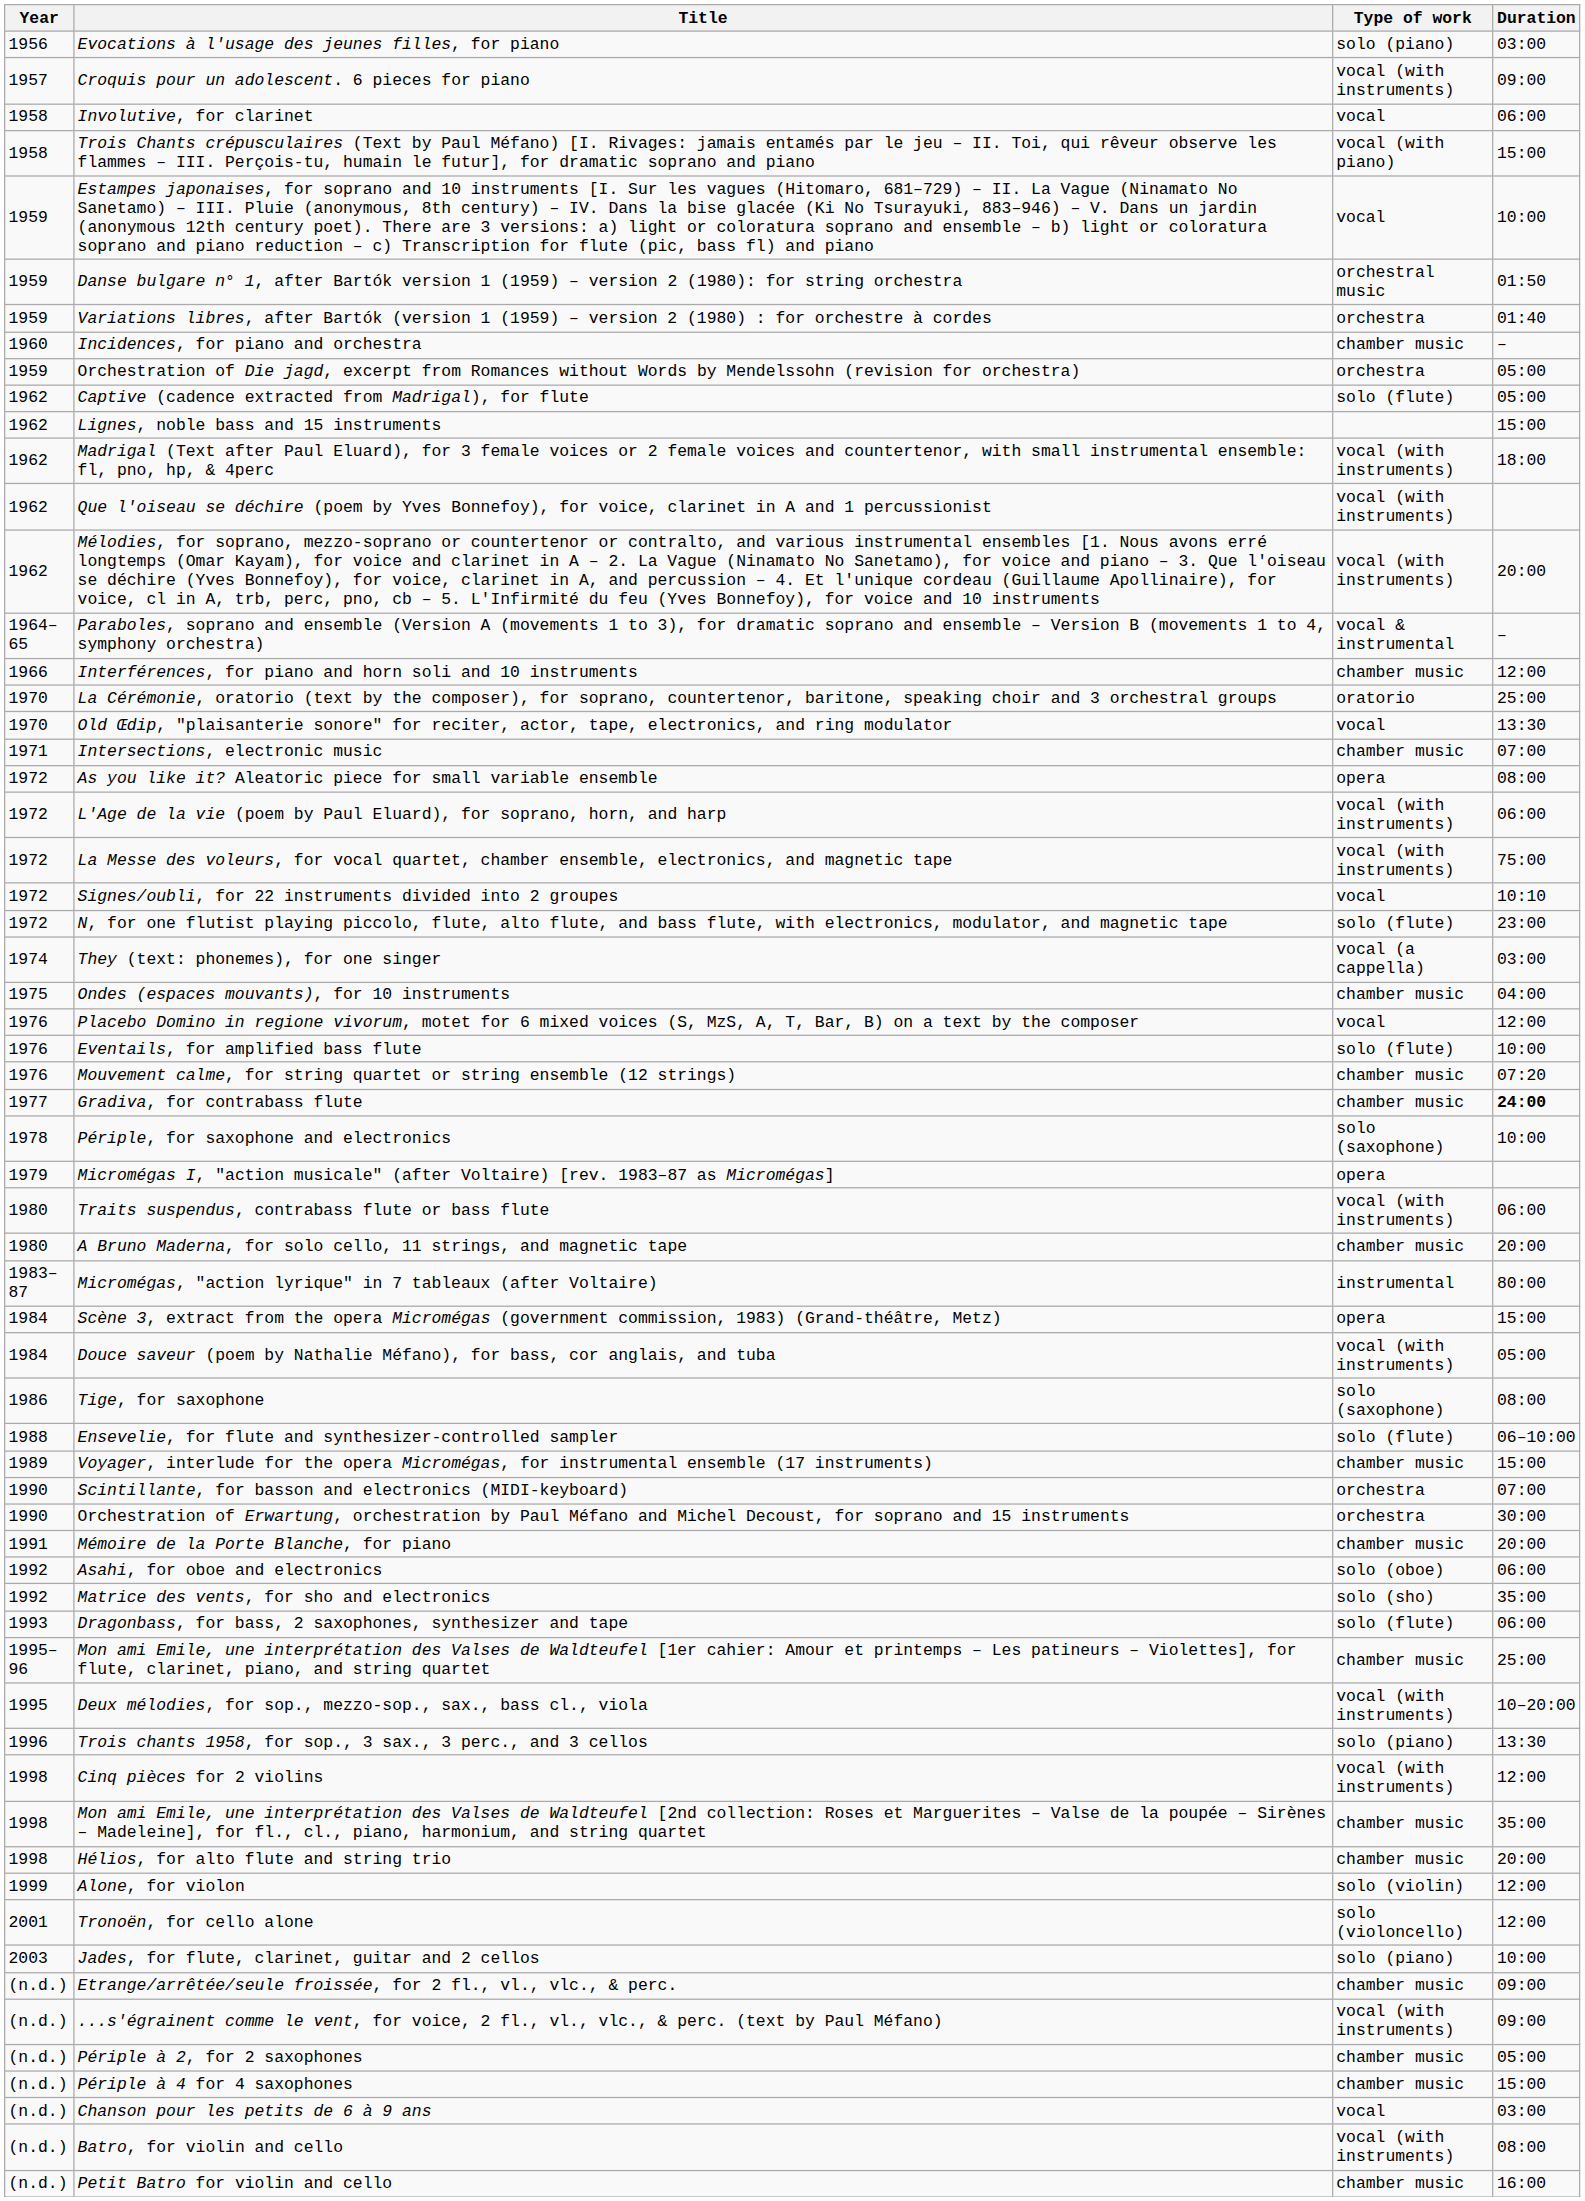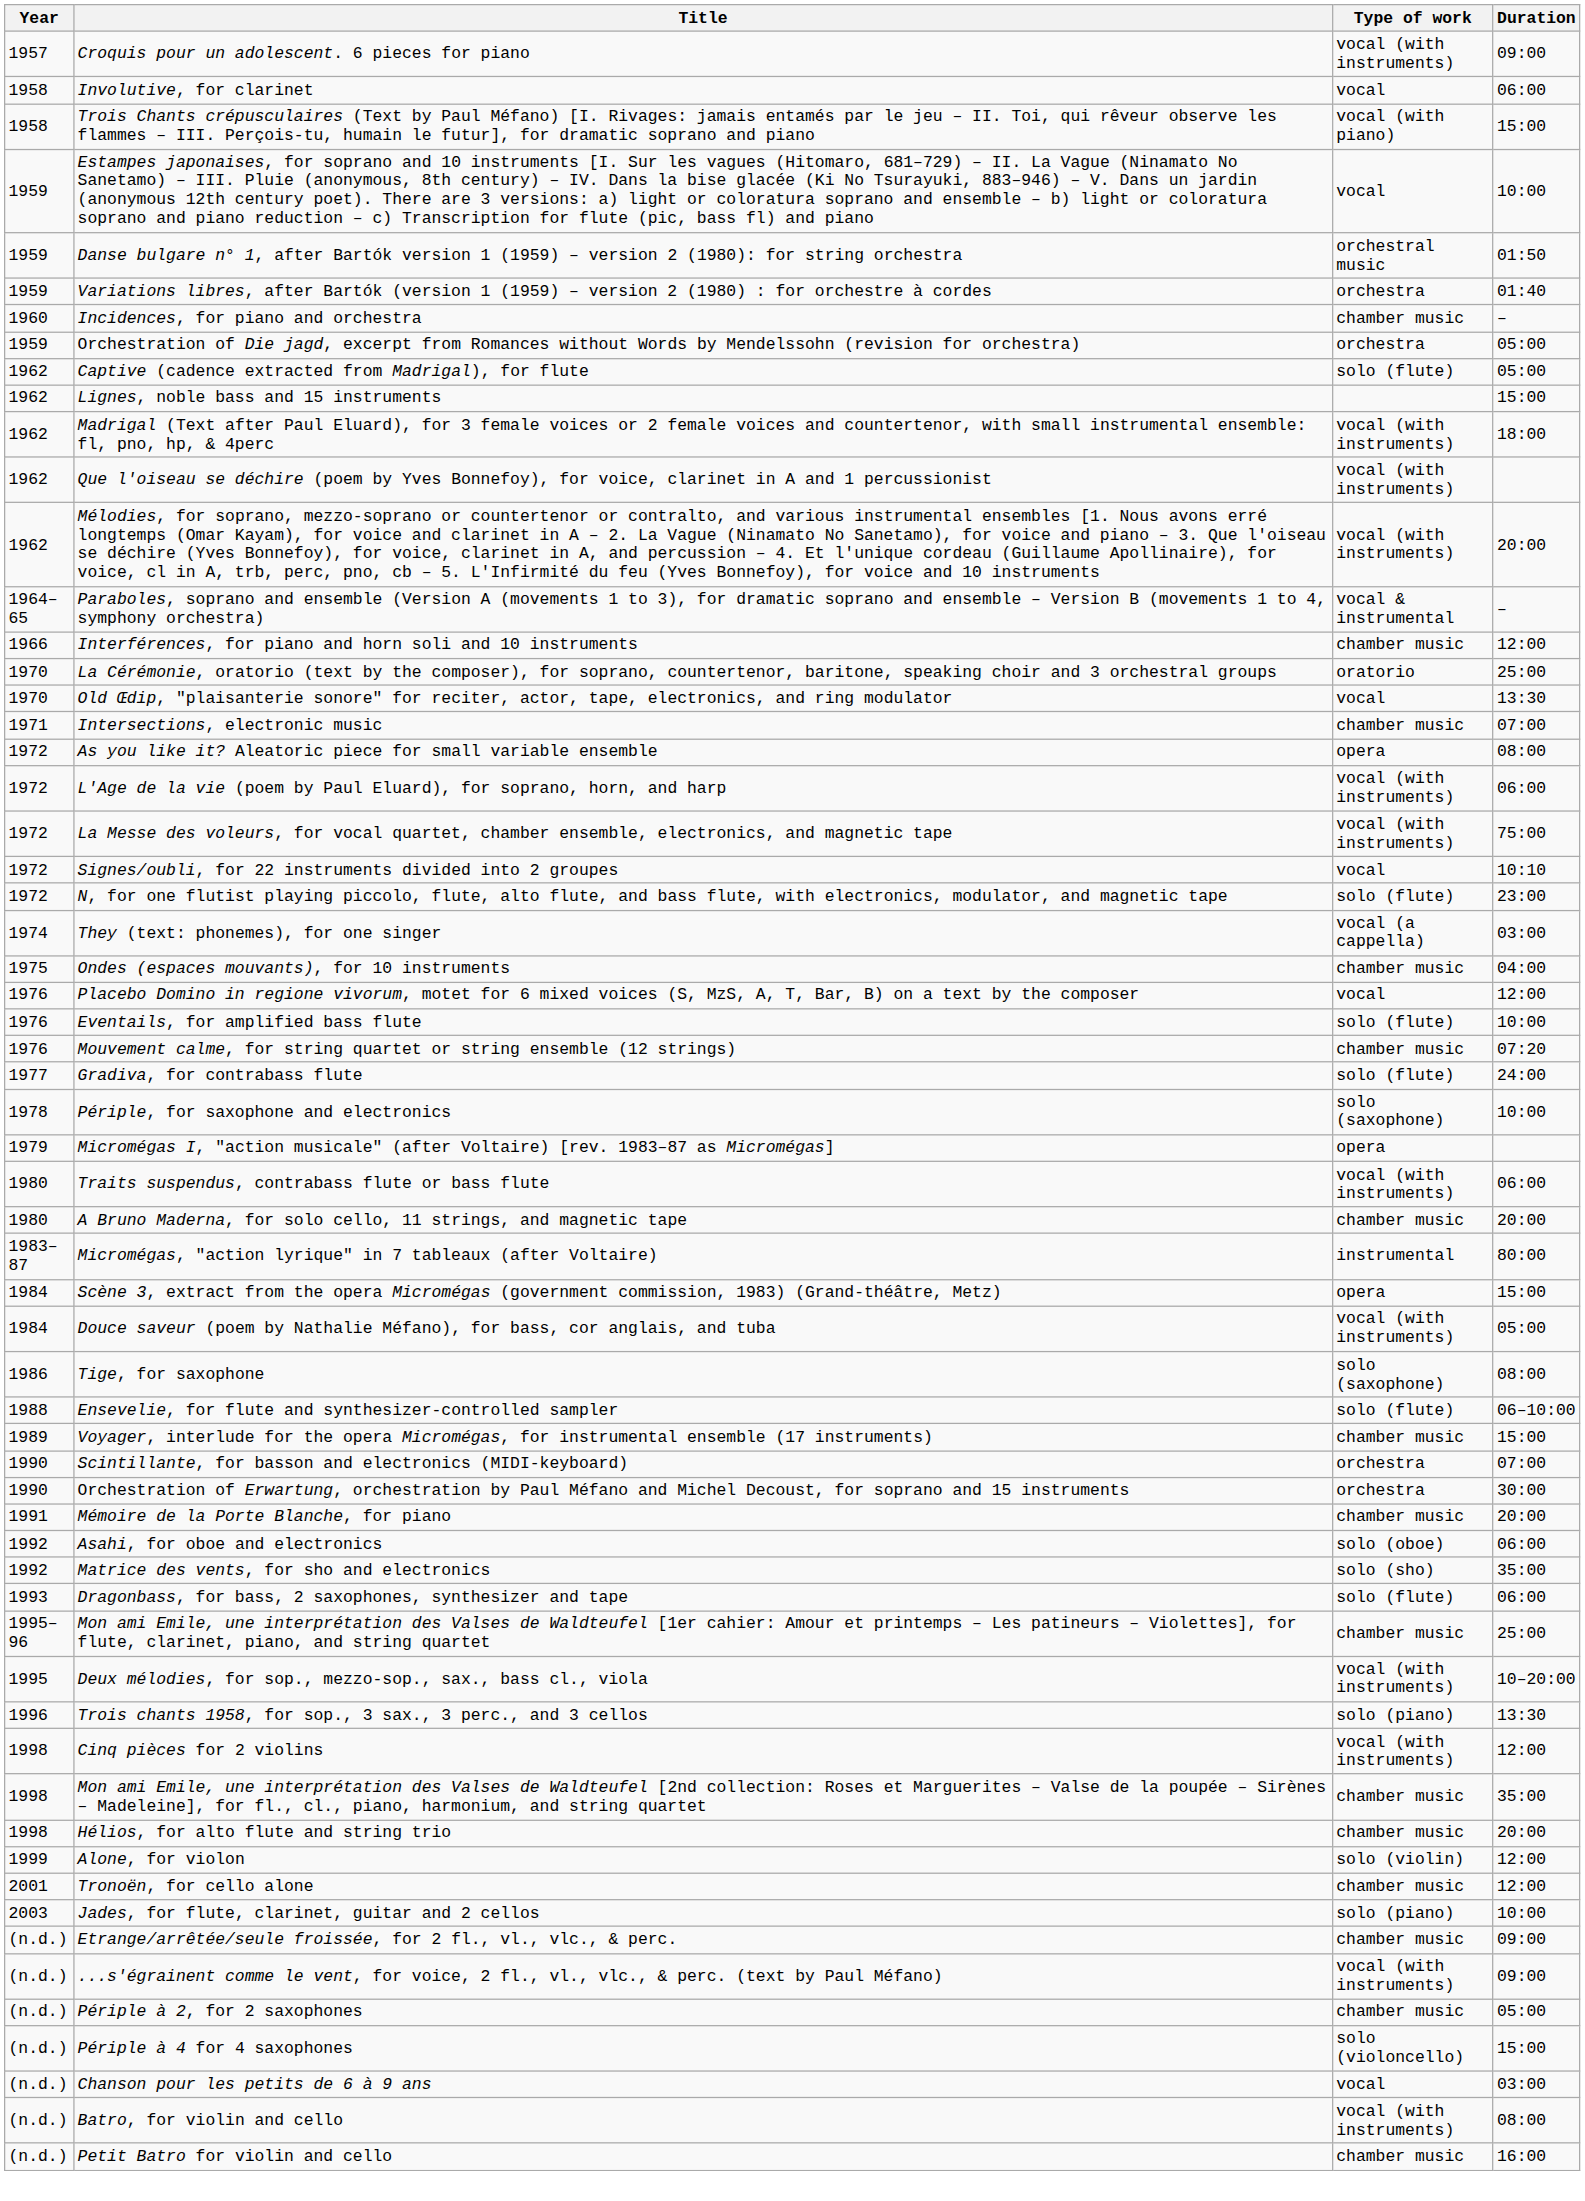- row: (318, 45)
(1400, 1102) chamber music -> (1395, 1076) solo (flute)
(1522, 1102) bold -> (1522, 1076) normal
(1400, 1923) solo (violoncello) -> (1400, 1886) chamber music
(1400, 2084) chamber music -> (1400, 2048) solo (violoncello)
